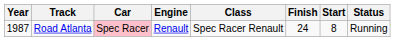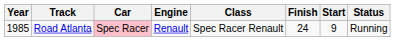(18, 29) 1987 -> (18, 29) 1985
(334, 29) 8 -> (334, 29) 9
